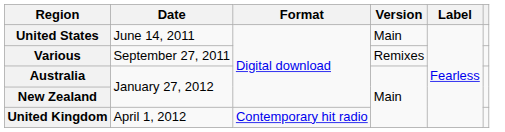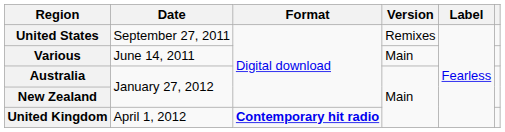(154, 35) June 14, 2011 -> (172, 35) September 27, 2011
(388, 35) Main -> (410, 35) Remixes
(172, 55) September 27, 2011 -> (154, 55) June 14, 2011
(399, 55) Remixes -> (399, 55) Main
(302, 117) normal -> (308, 117) bold
